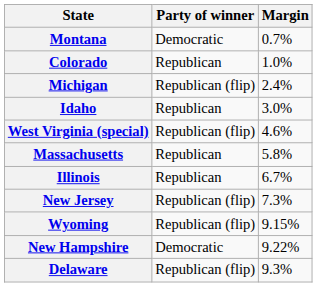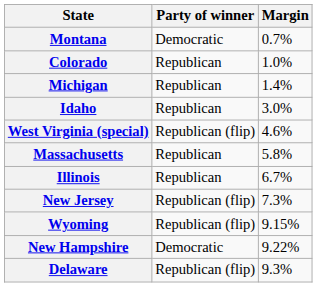(205, 85) Republican (flip) -> (188, 85) Republican
(277, 85) 2.4% -> (277, 85) 1.4%
